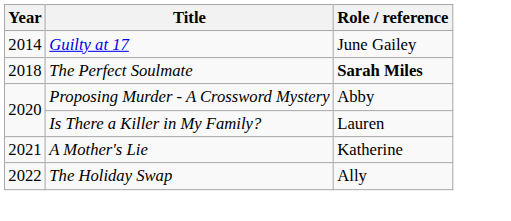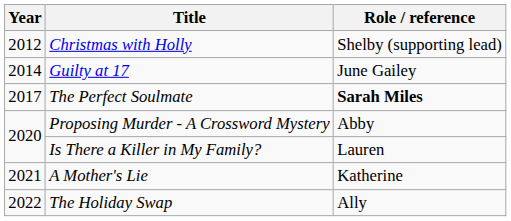+ row: (120, 44)
(25, 70) 2018 -> (25, 96) 2017
